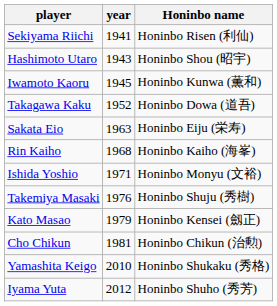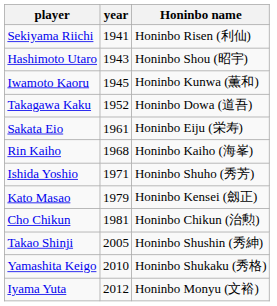(119, 128) 1963 -> (116, 128) 1961
(199, 174) Honinbo Monyu (文裕) -> (195, 174) Honinbo Shuho (秀芳)
- row: (54, 197)
+ row: (40, 243)
(197, 288) Honinbo Shuho (秀芳) -> (197, 288) Honinbo Monyu (文裕)
